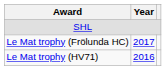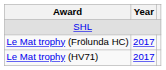(144, 57) 2016 -> (144, 57) 2017
